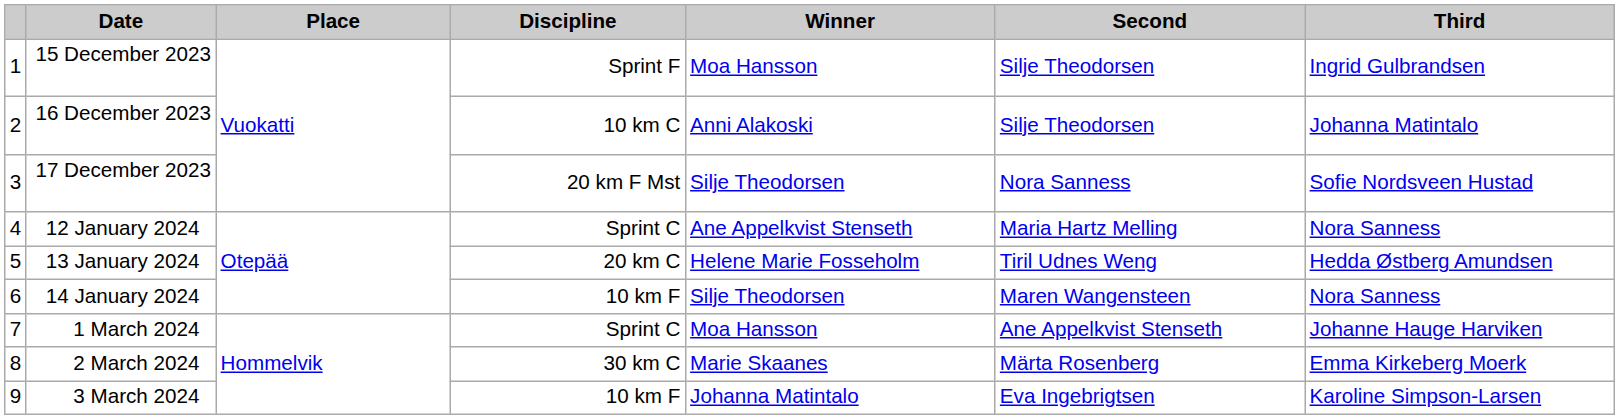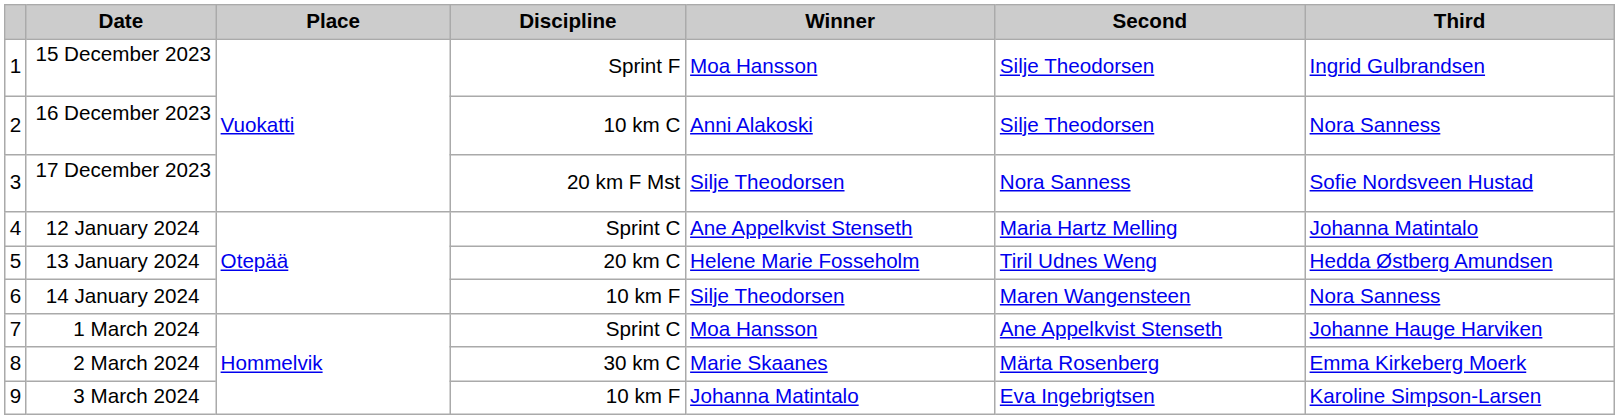(1394, 124) Johanna Matintalo -> (1375, 124) Nora Sanness
(1375, 228) Nora Sanness -> (1394, 228) Johanna Matintalo
